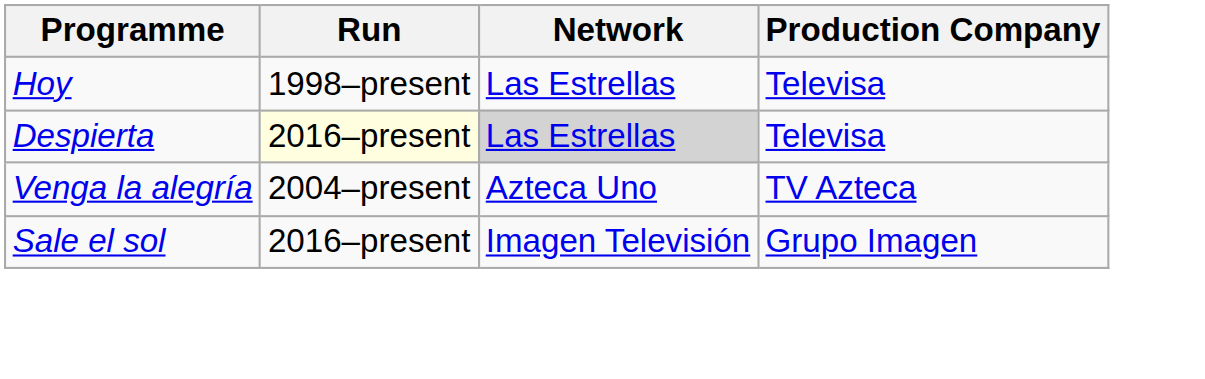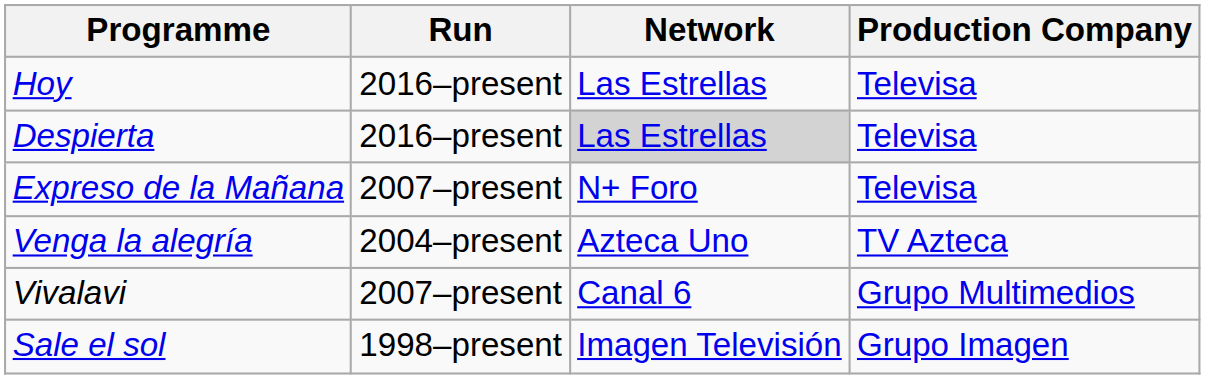(369, 83) 1998–present -> (461, 83) 2016–present
(369, 135) lightyellow background -> (461, 135) no background
+ row: (178, 188)
+ row: (69, 293)
(369, 240) 2016–present -> (461, 345) 1998–present
